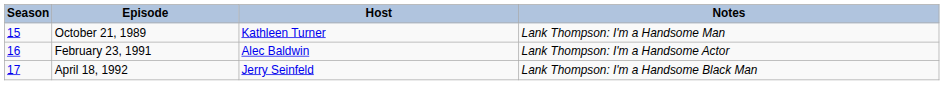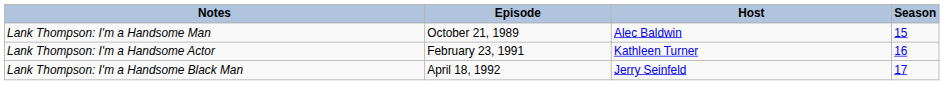columns swapped: (28, 13) <-> (729, 13)
(284, 32) Kathleen Turner -> (648, 32) Alec Baldwin
(275, 51) Alec Baldwin -> (656, 51) Kathleen Turner
